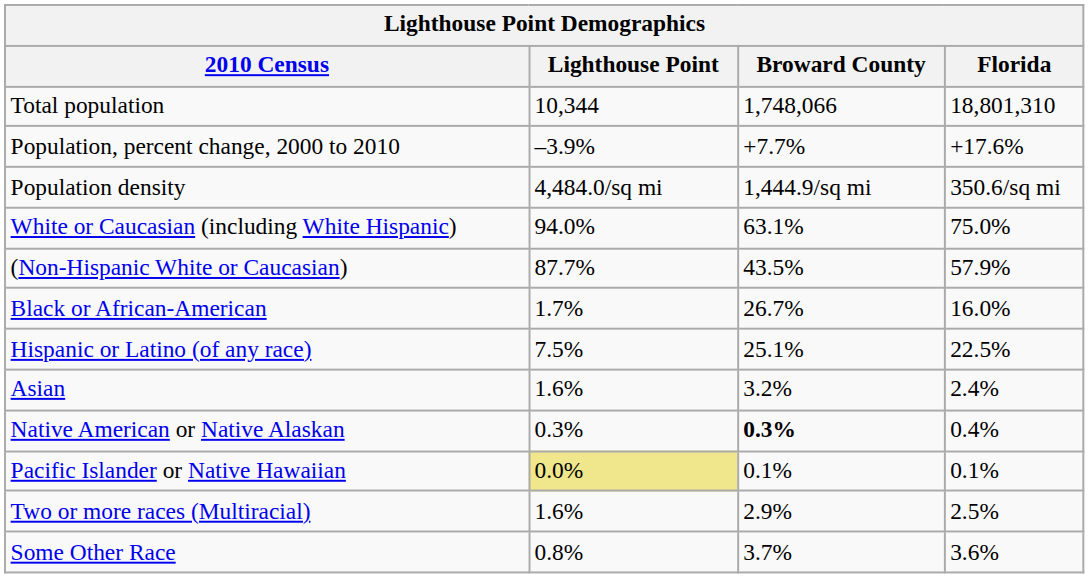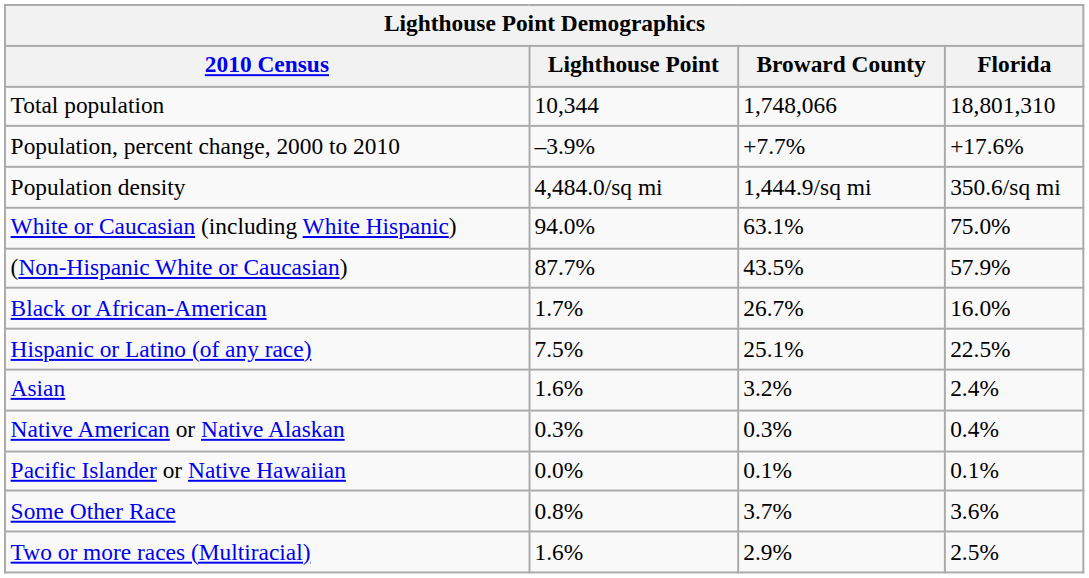(770, 429) bold -> (768, 429) normal
(559, 470) khaki background -> (559, 470) no background
rows swapped: (161, 511) <-> (93, 551)
